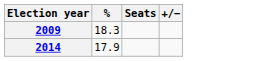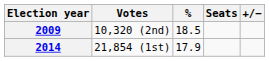+ column: (132, 13)
(107, 30) 18.3 -> (188, 30) 18.5
